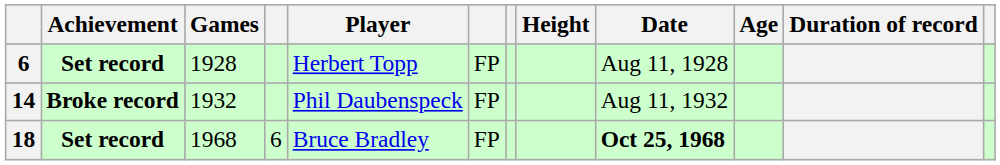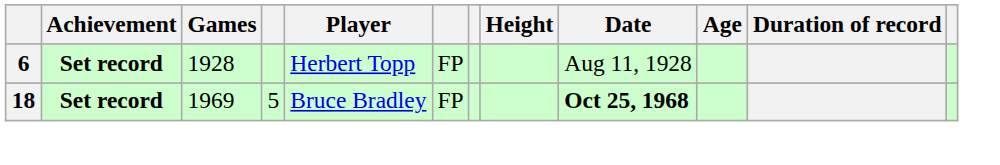- row: (24, 101)
(213, 140) 1968 -> (211, 101) 1969
(276, 140) 6 -> (273, 101) 5
